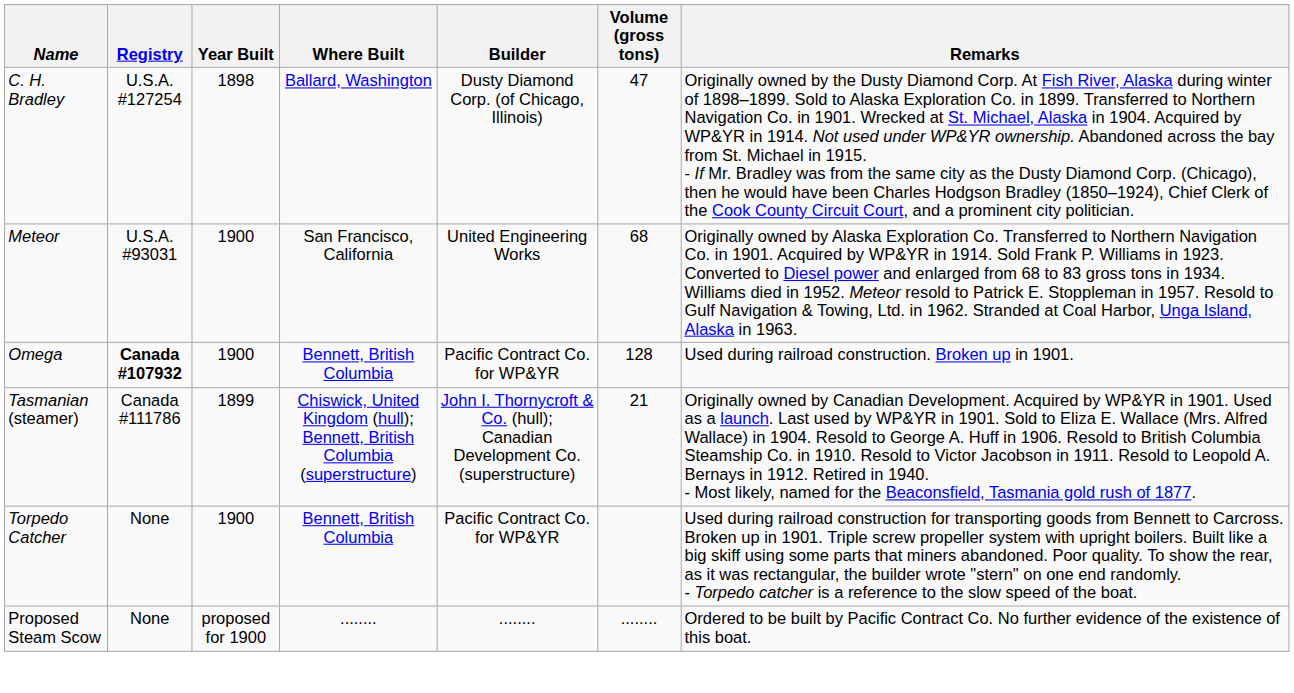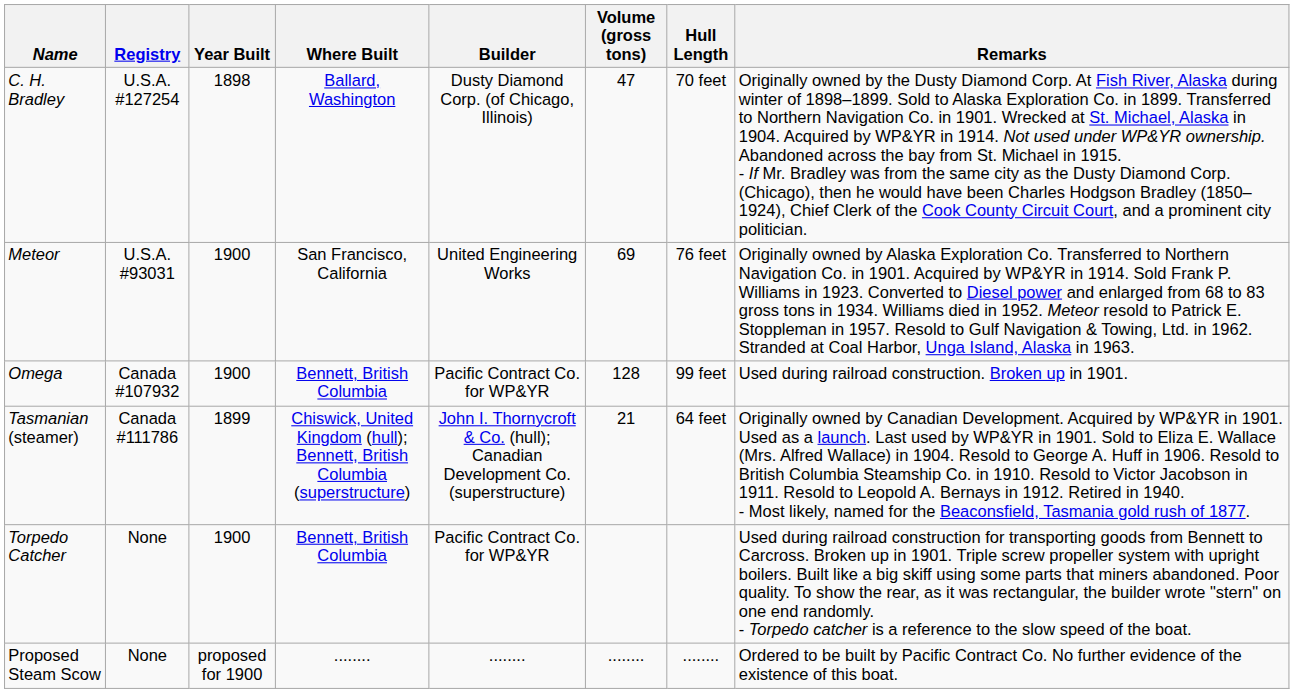+ column: (701, 45)
(639, 236) 68 -> (626, 255) 69
(150, 364) bold -> (147, 383) normal
